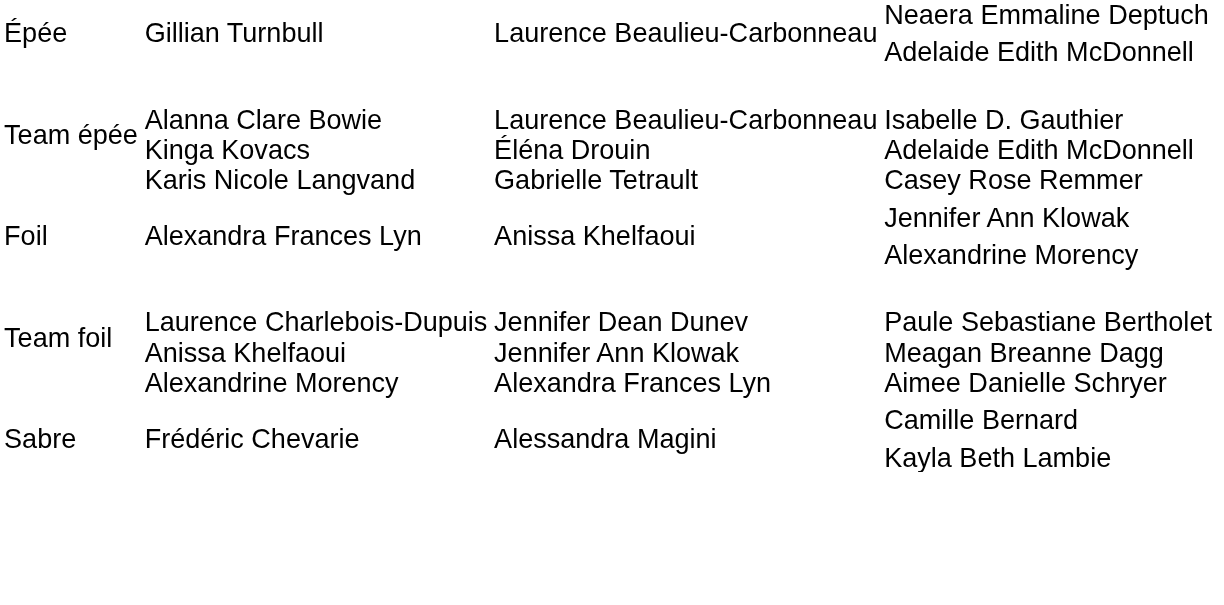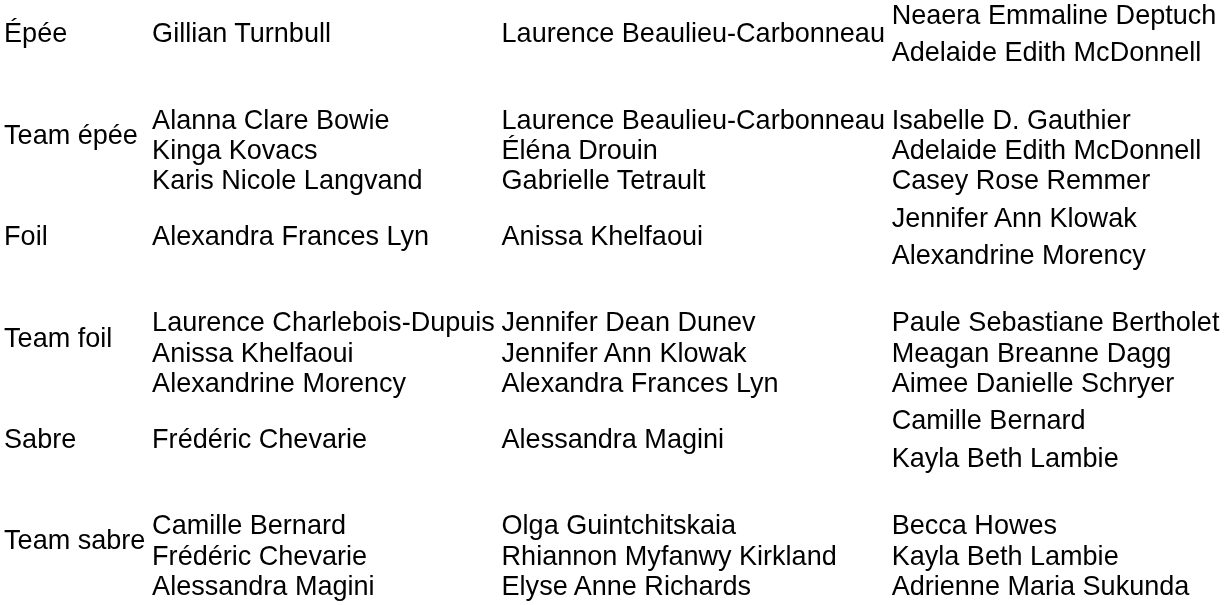+ row: (1041, 555)
